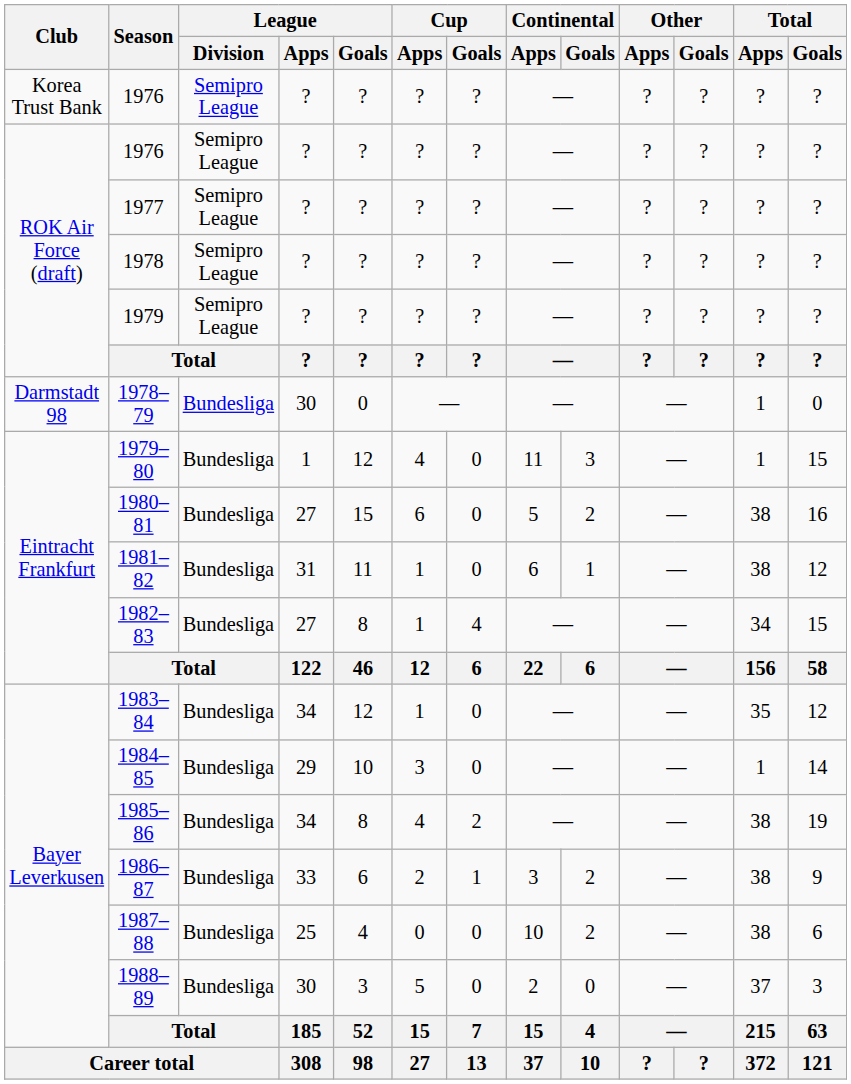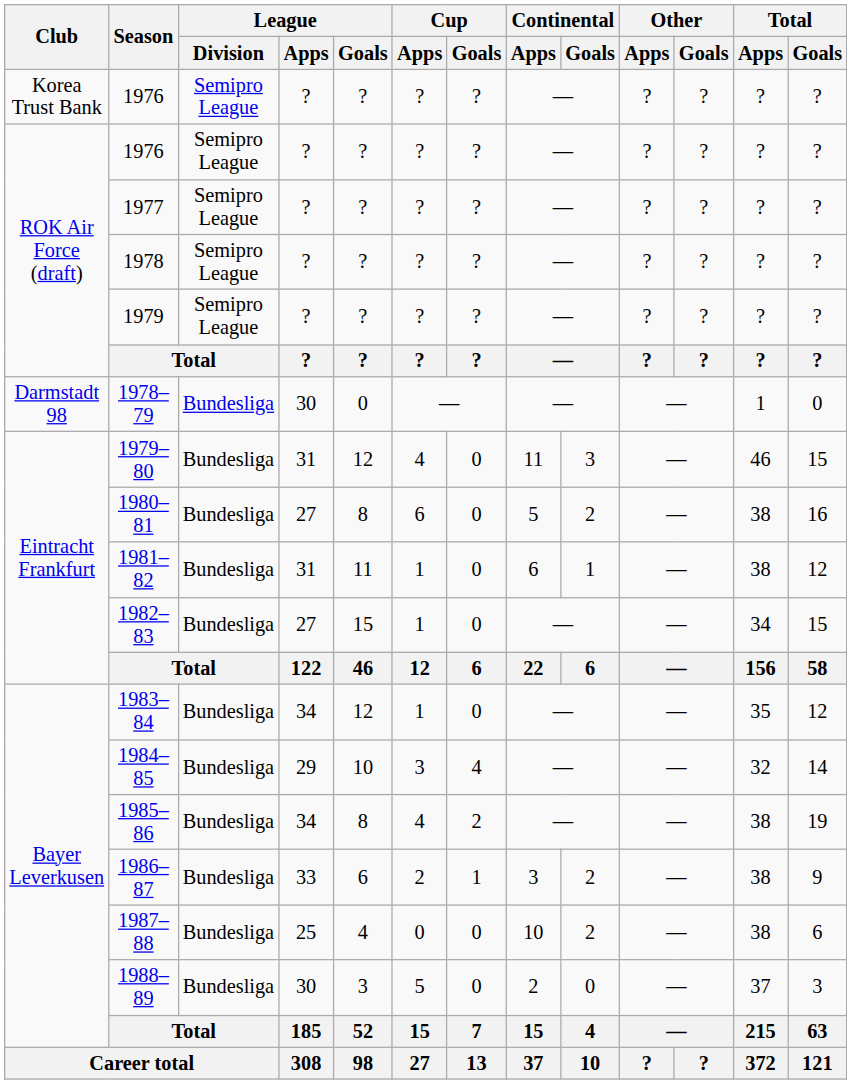(306, 459) 1 -> (306, 459) 31
(761, 459) 1 -> (761, 459) 46
(363, 514) 15 -> (363, 514) 8
(363, 624) 8 -> (363, 624) 15
(476, 624) 4 -> (476, 624) 0
(476, 766) 0 -> (476, 766) 4
(761, 766) 1 -> (761, 766) 32
